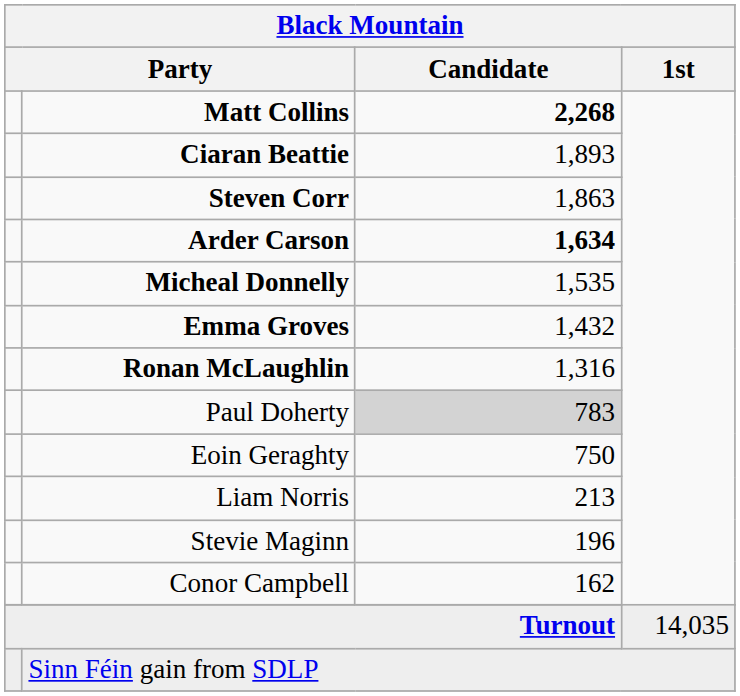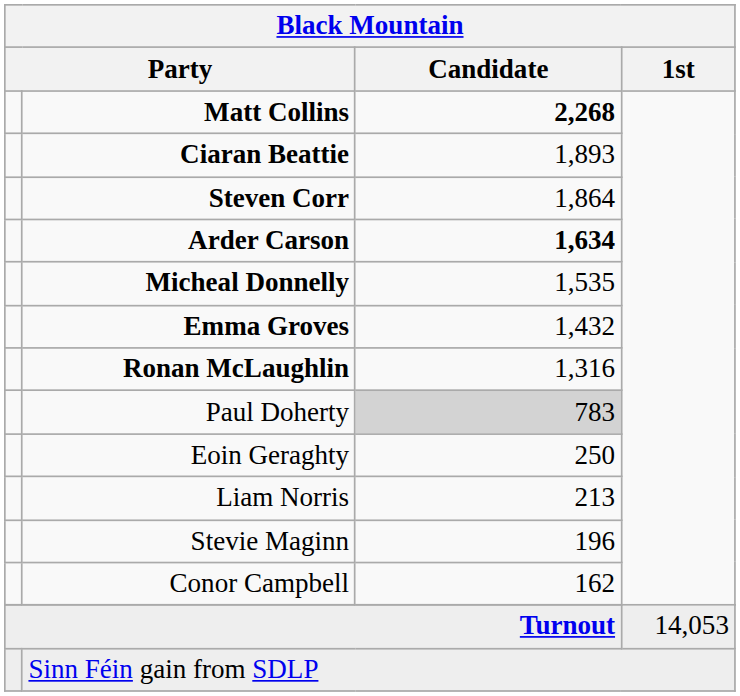(585, 197) 1,863 -> (585, 197) 1,864
(595, 454) 750 -> (595, 454) 250
(692, 626) 14,035 -> (692, 626) 14,053
